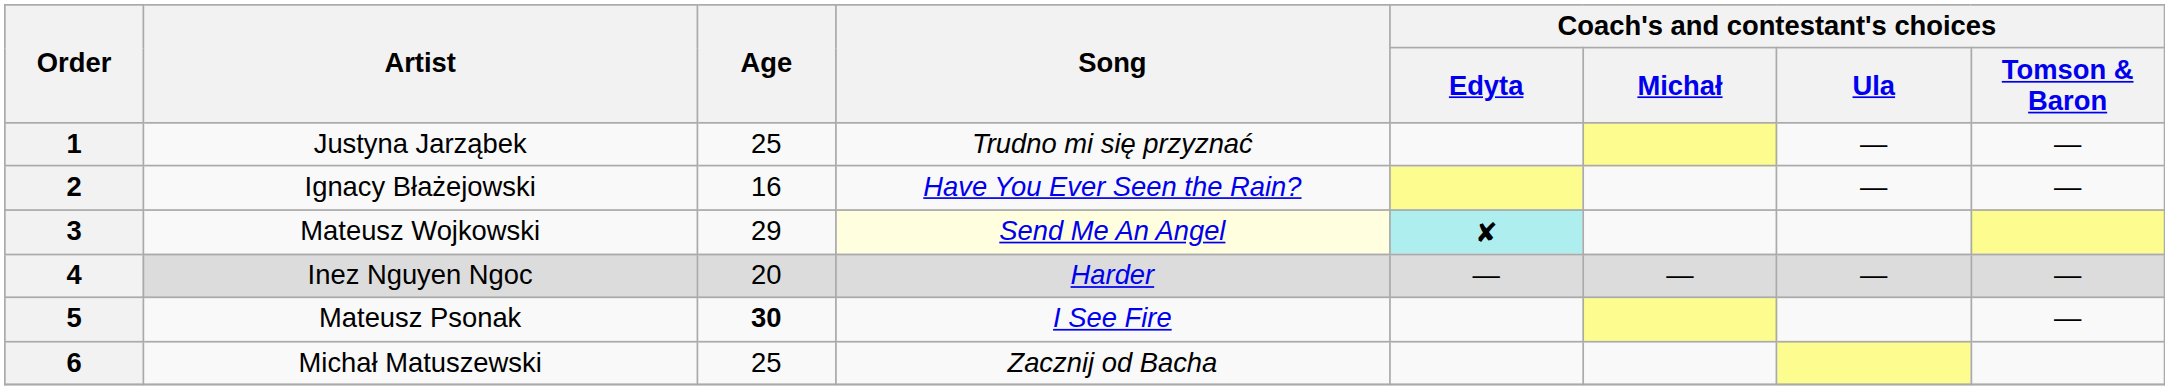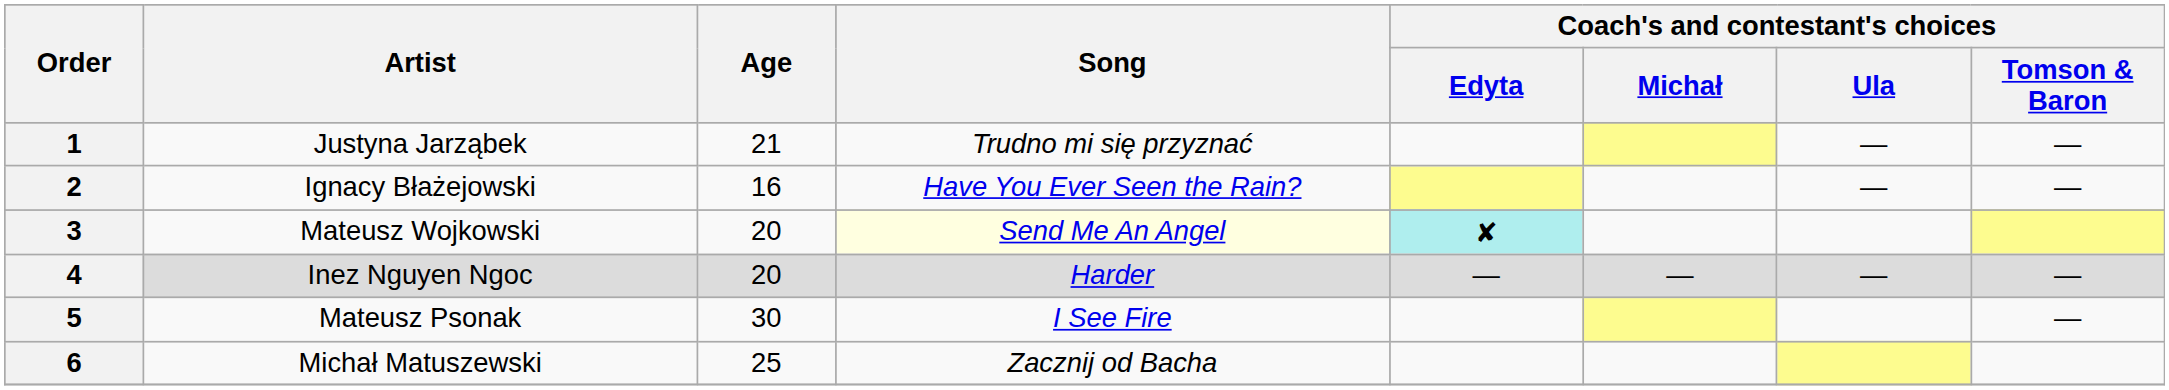(766, 143) 25 -> (766, 143) 21
(766, 231) 29 -> (766, 231) 20
(766, 319) bold -> (766, 319) normal
